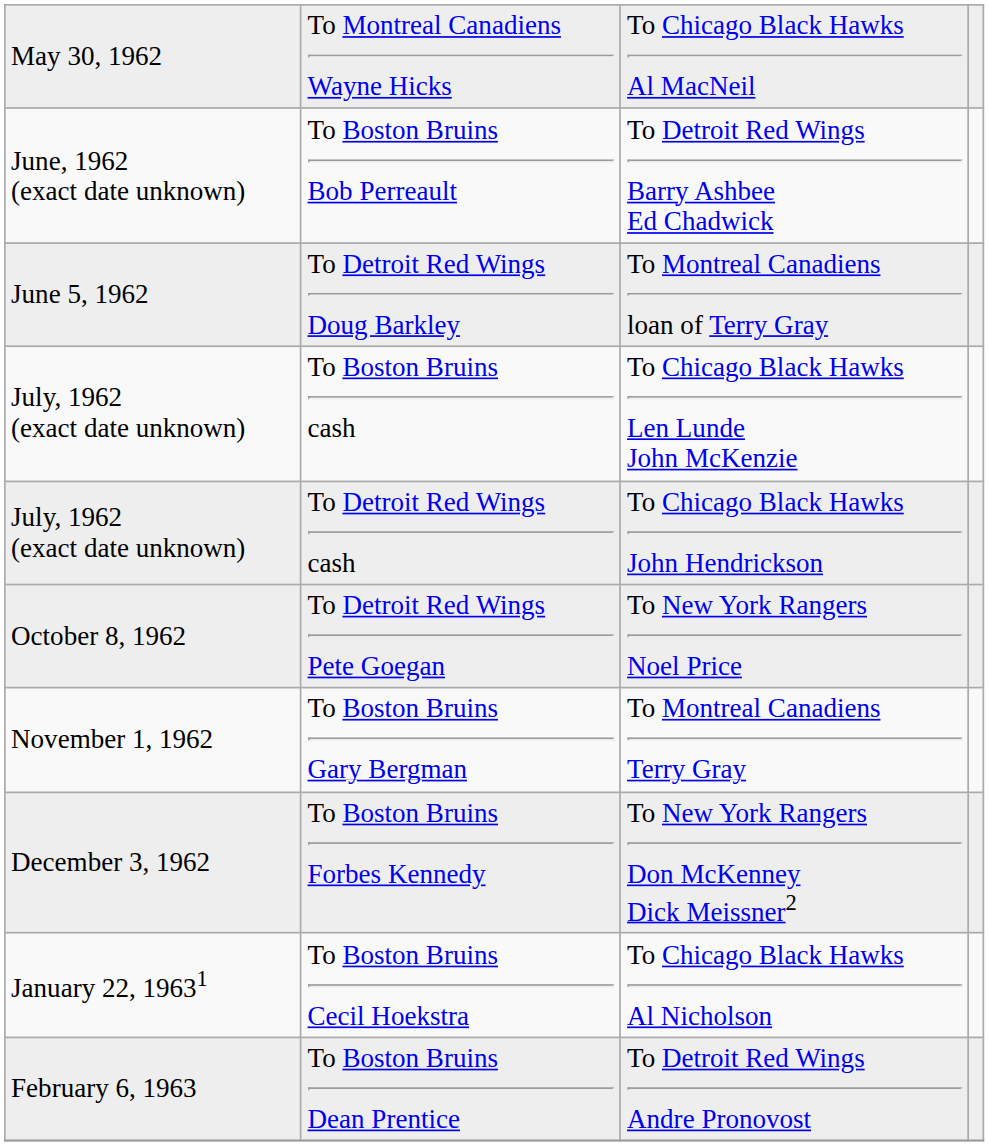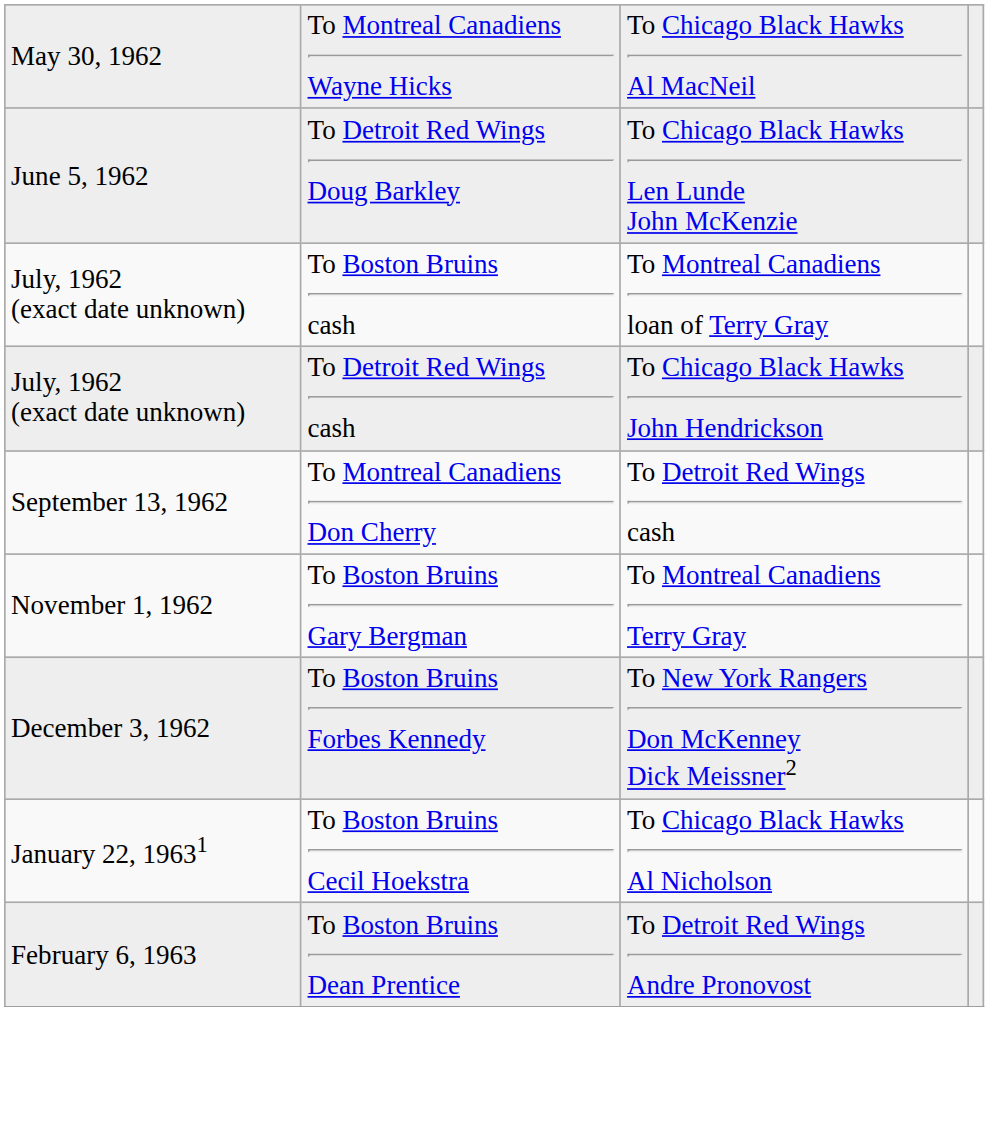- row: (461, 160)
(795, 294) To Montreal Canadiens loan of Terry Gray -> (795, 175) To Chicago Black Hawks Len Lunde John McKenzie
(795, 413) To Chicago Black Hawks Len Lunde John McKenzie -> (795, 294) To Montreal Canadiens loan of Terry Gray
+ row: (461, 501)
- row: (461, 635)
